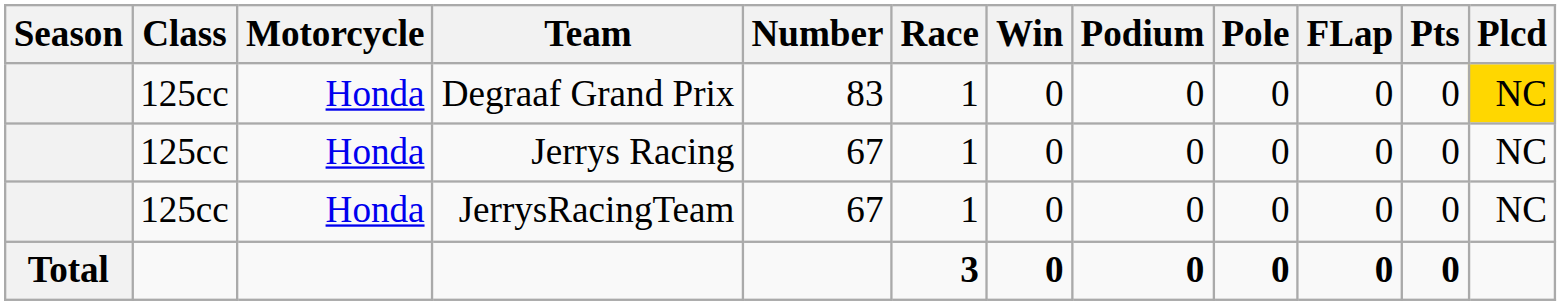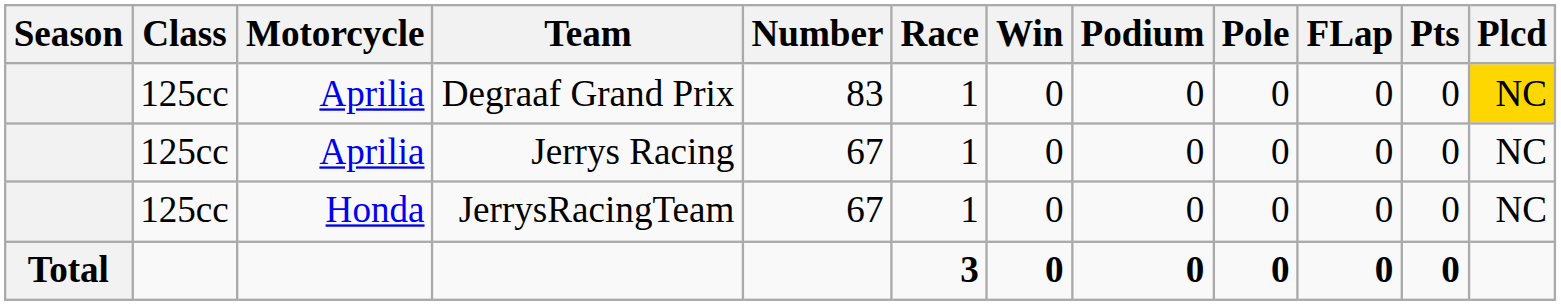(375, 92) Honda -> (372, 92) Aprilia
(375, 151) Honda -> (372, 151) Aprilia
